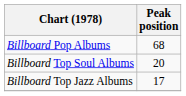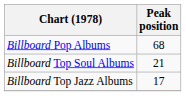(159, 63) 20 -> (159, 63) 21
